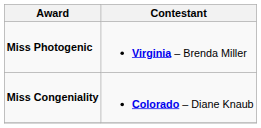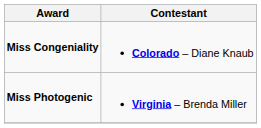rows swapped: (53, 98) <-> (50, 47)
